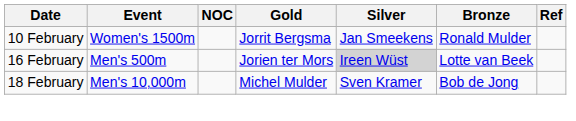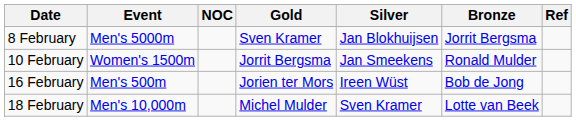+ row: (42, 37)
(374, 60) lightgrey background -> (374, 82) no background
(486, 60) Lotte van Beek -> (484, 82) Bob de Jong
(479, 82) Bob de Jong -> (492, 104) Lotte van Beek
